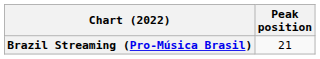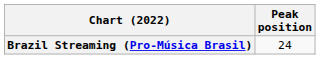(285, 45) 21 -> (285, 45) 24
